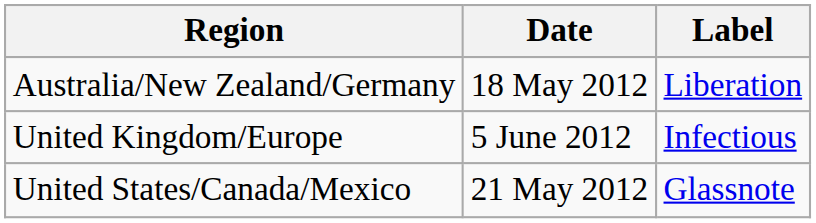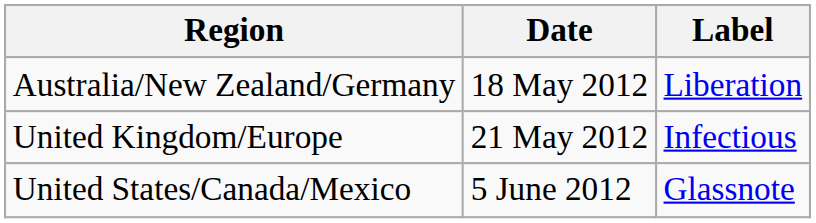(551, 136) 5 June 2012 -> (559, 136) 21 May 2012
(559, 189) 21 May 2012 -> (551, 189) 5 June 2012
